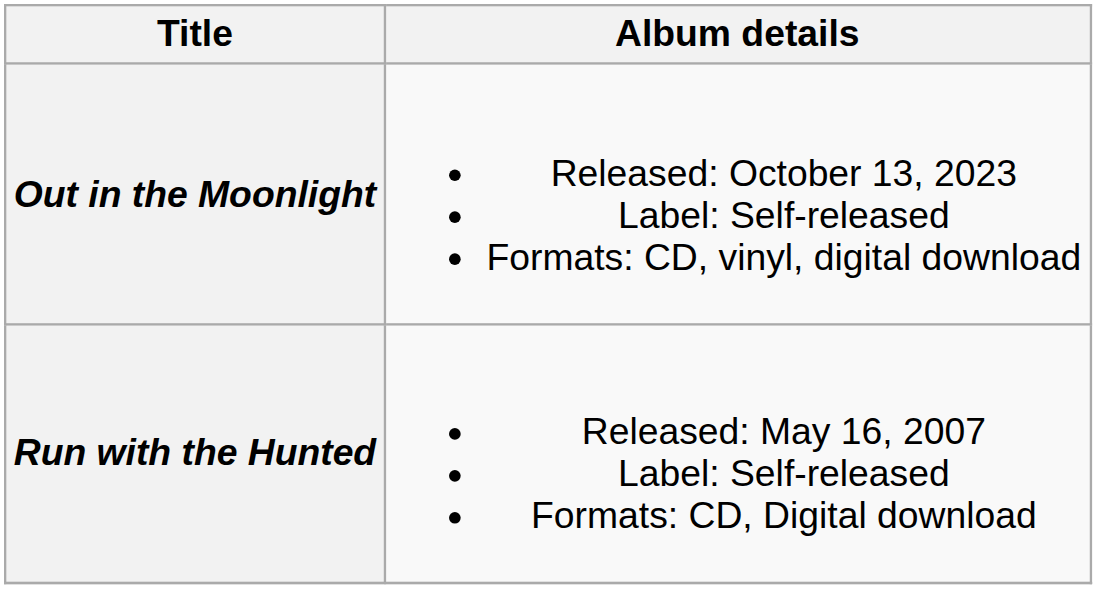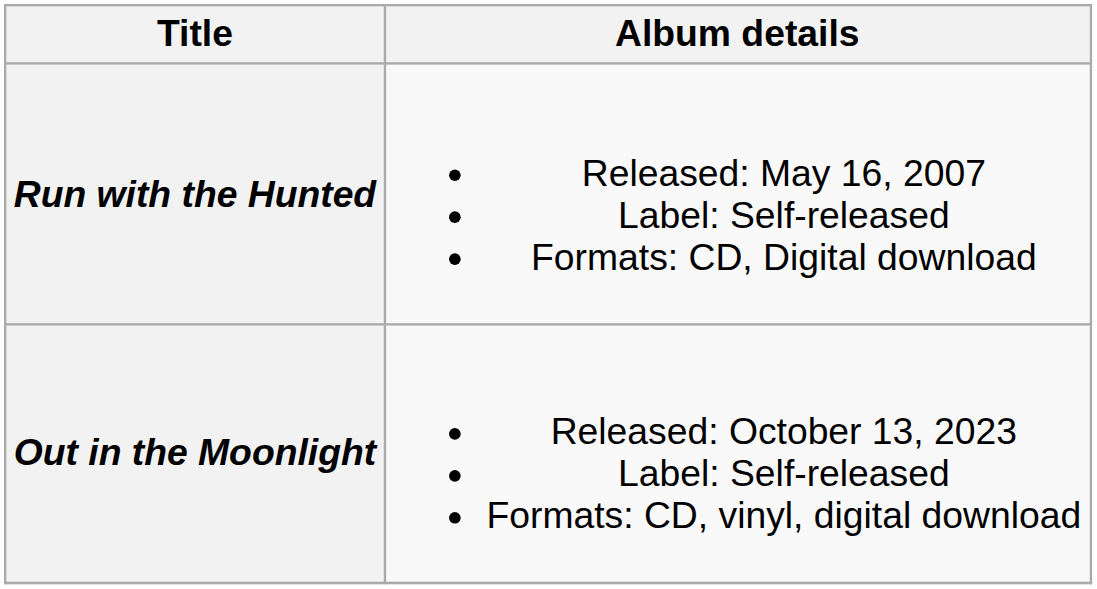rows swapped: (195, 452) <-> (195, 193)
